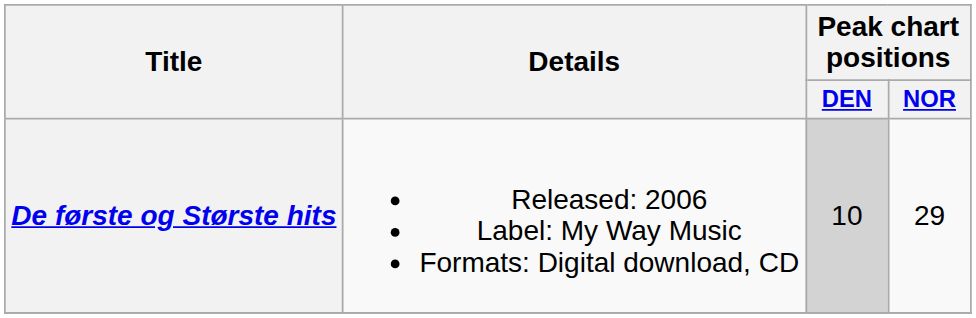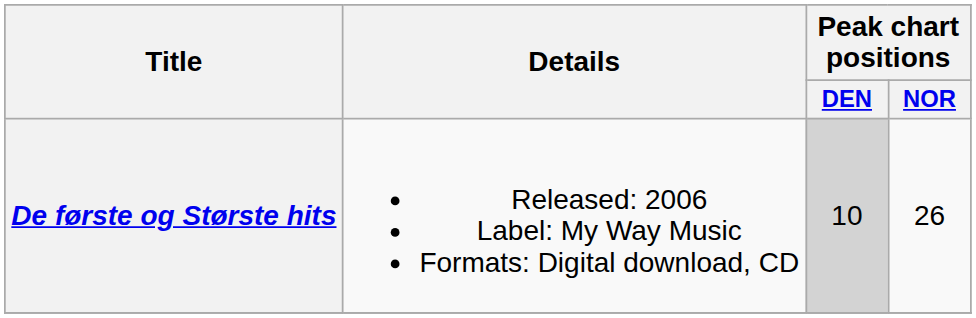(930, 215) 29 -> (930, 215) 26
